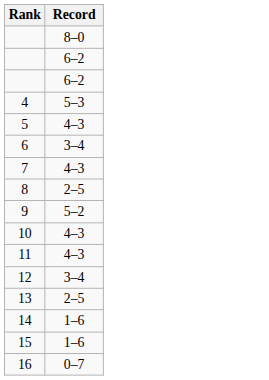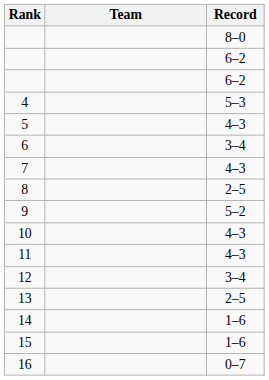+ column: (126, 15)
